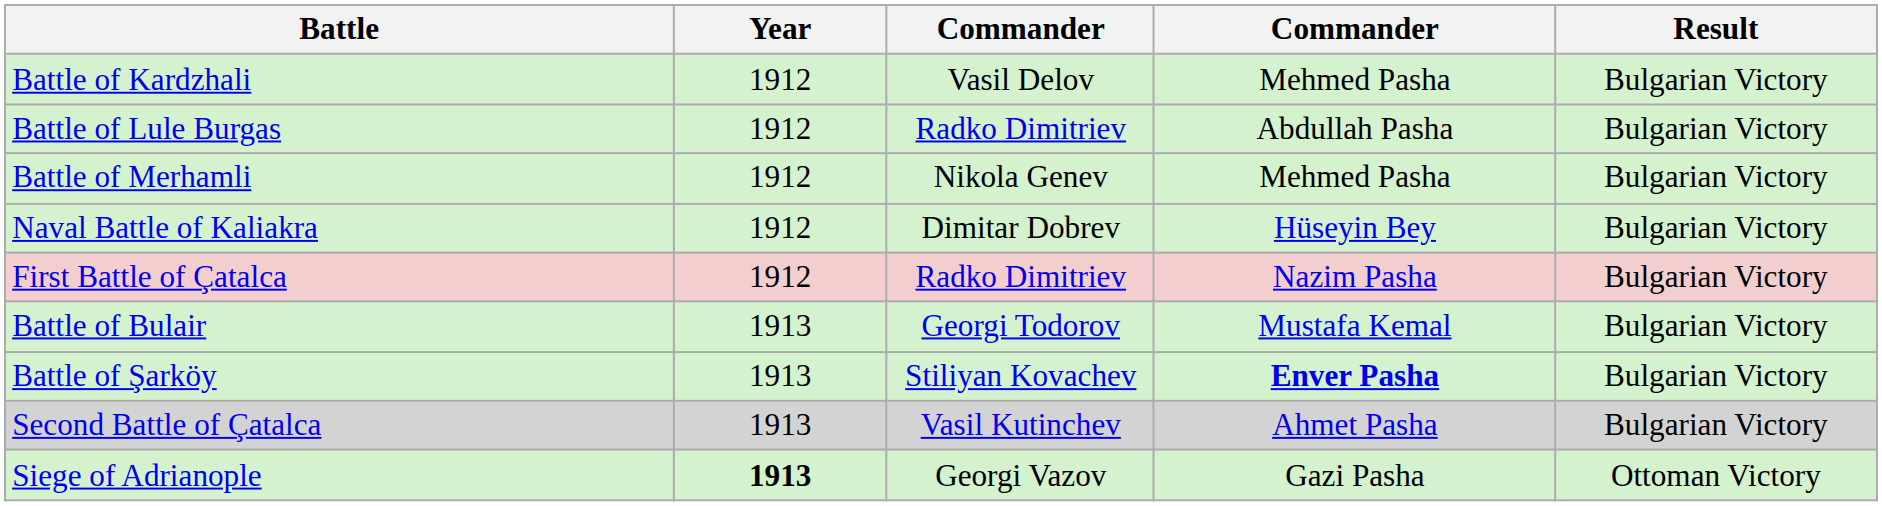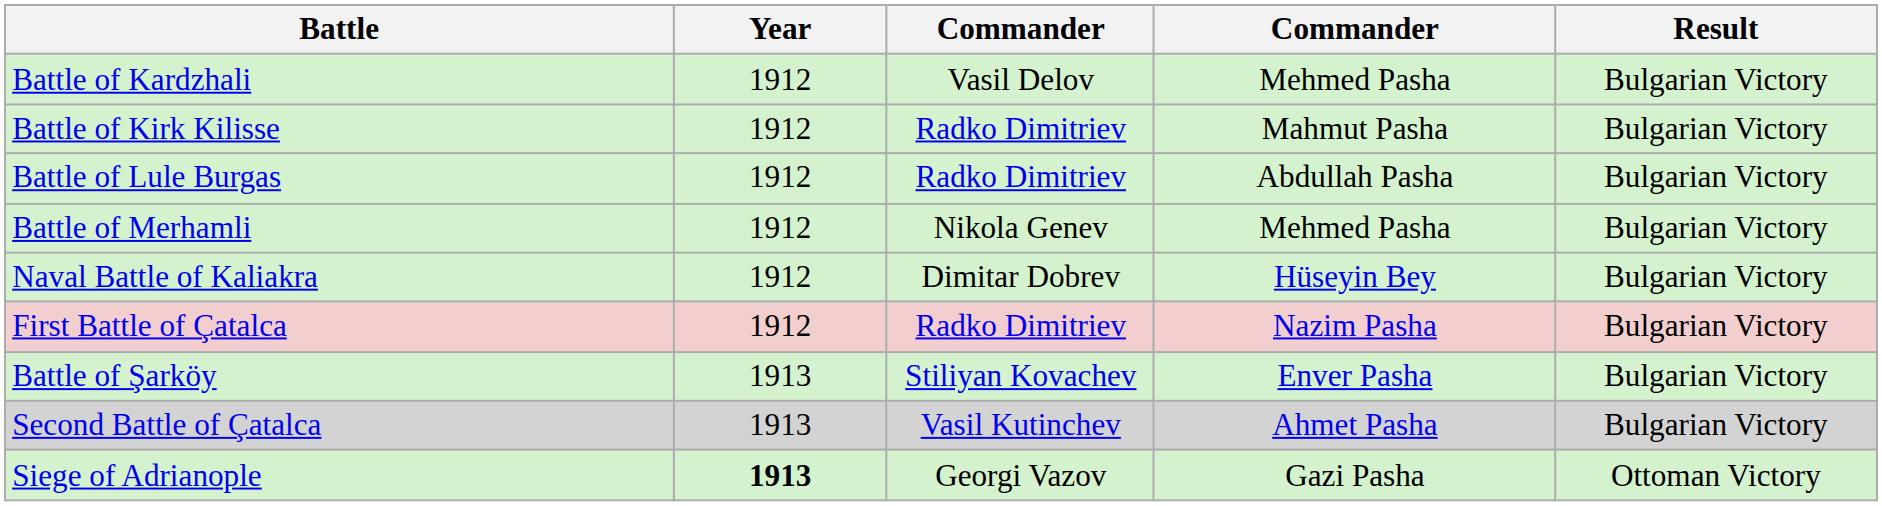+ row: (146, 128)
- row: (109, 326)
(1355, 375) bold -> (1355, 375) normal
